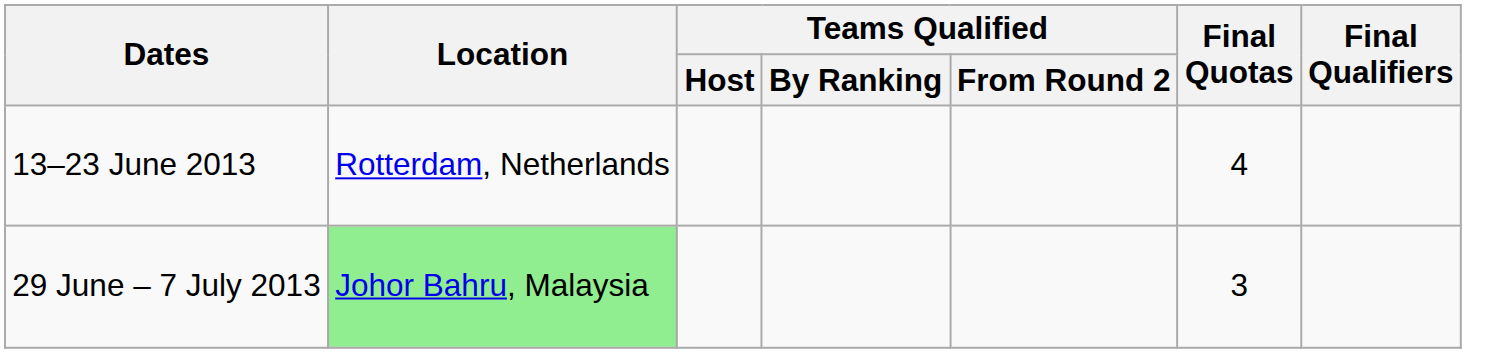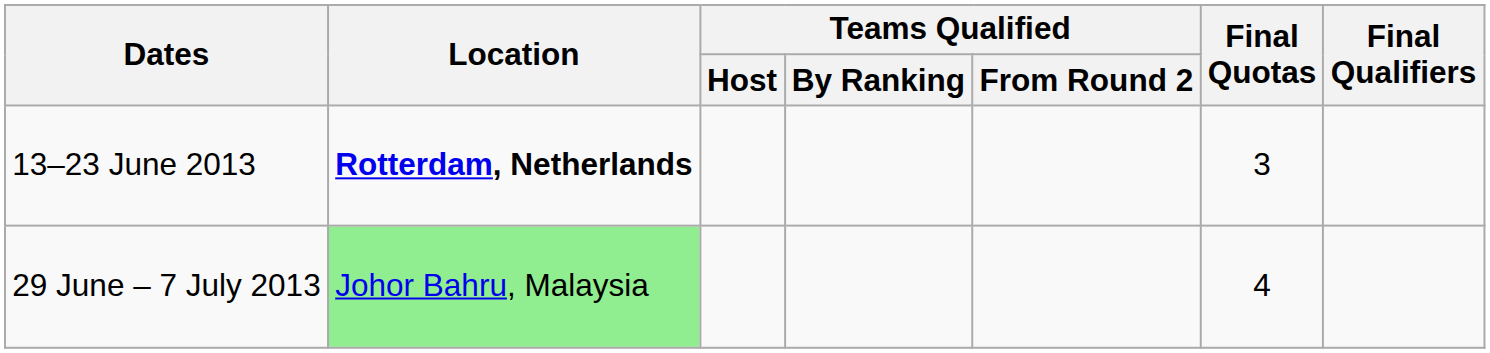(503, 164) normal -> (514, 164) bold
(1239, 164) 4 -> (1262, 164) 3
(1239, 285) 3 -> (1262, 285) 4
